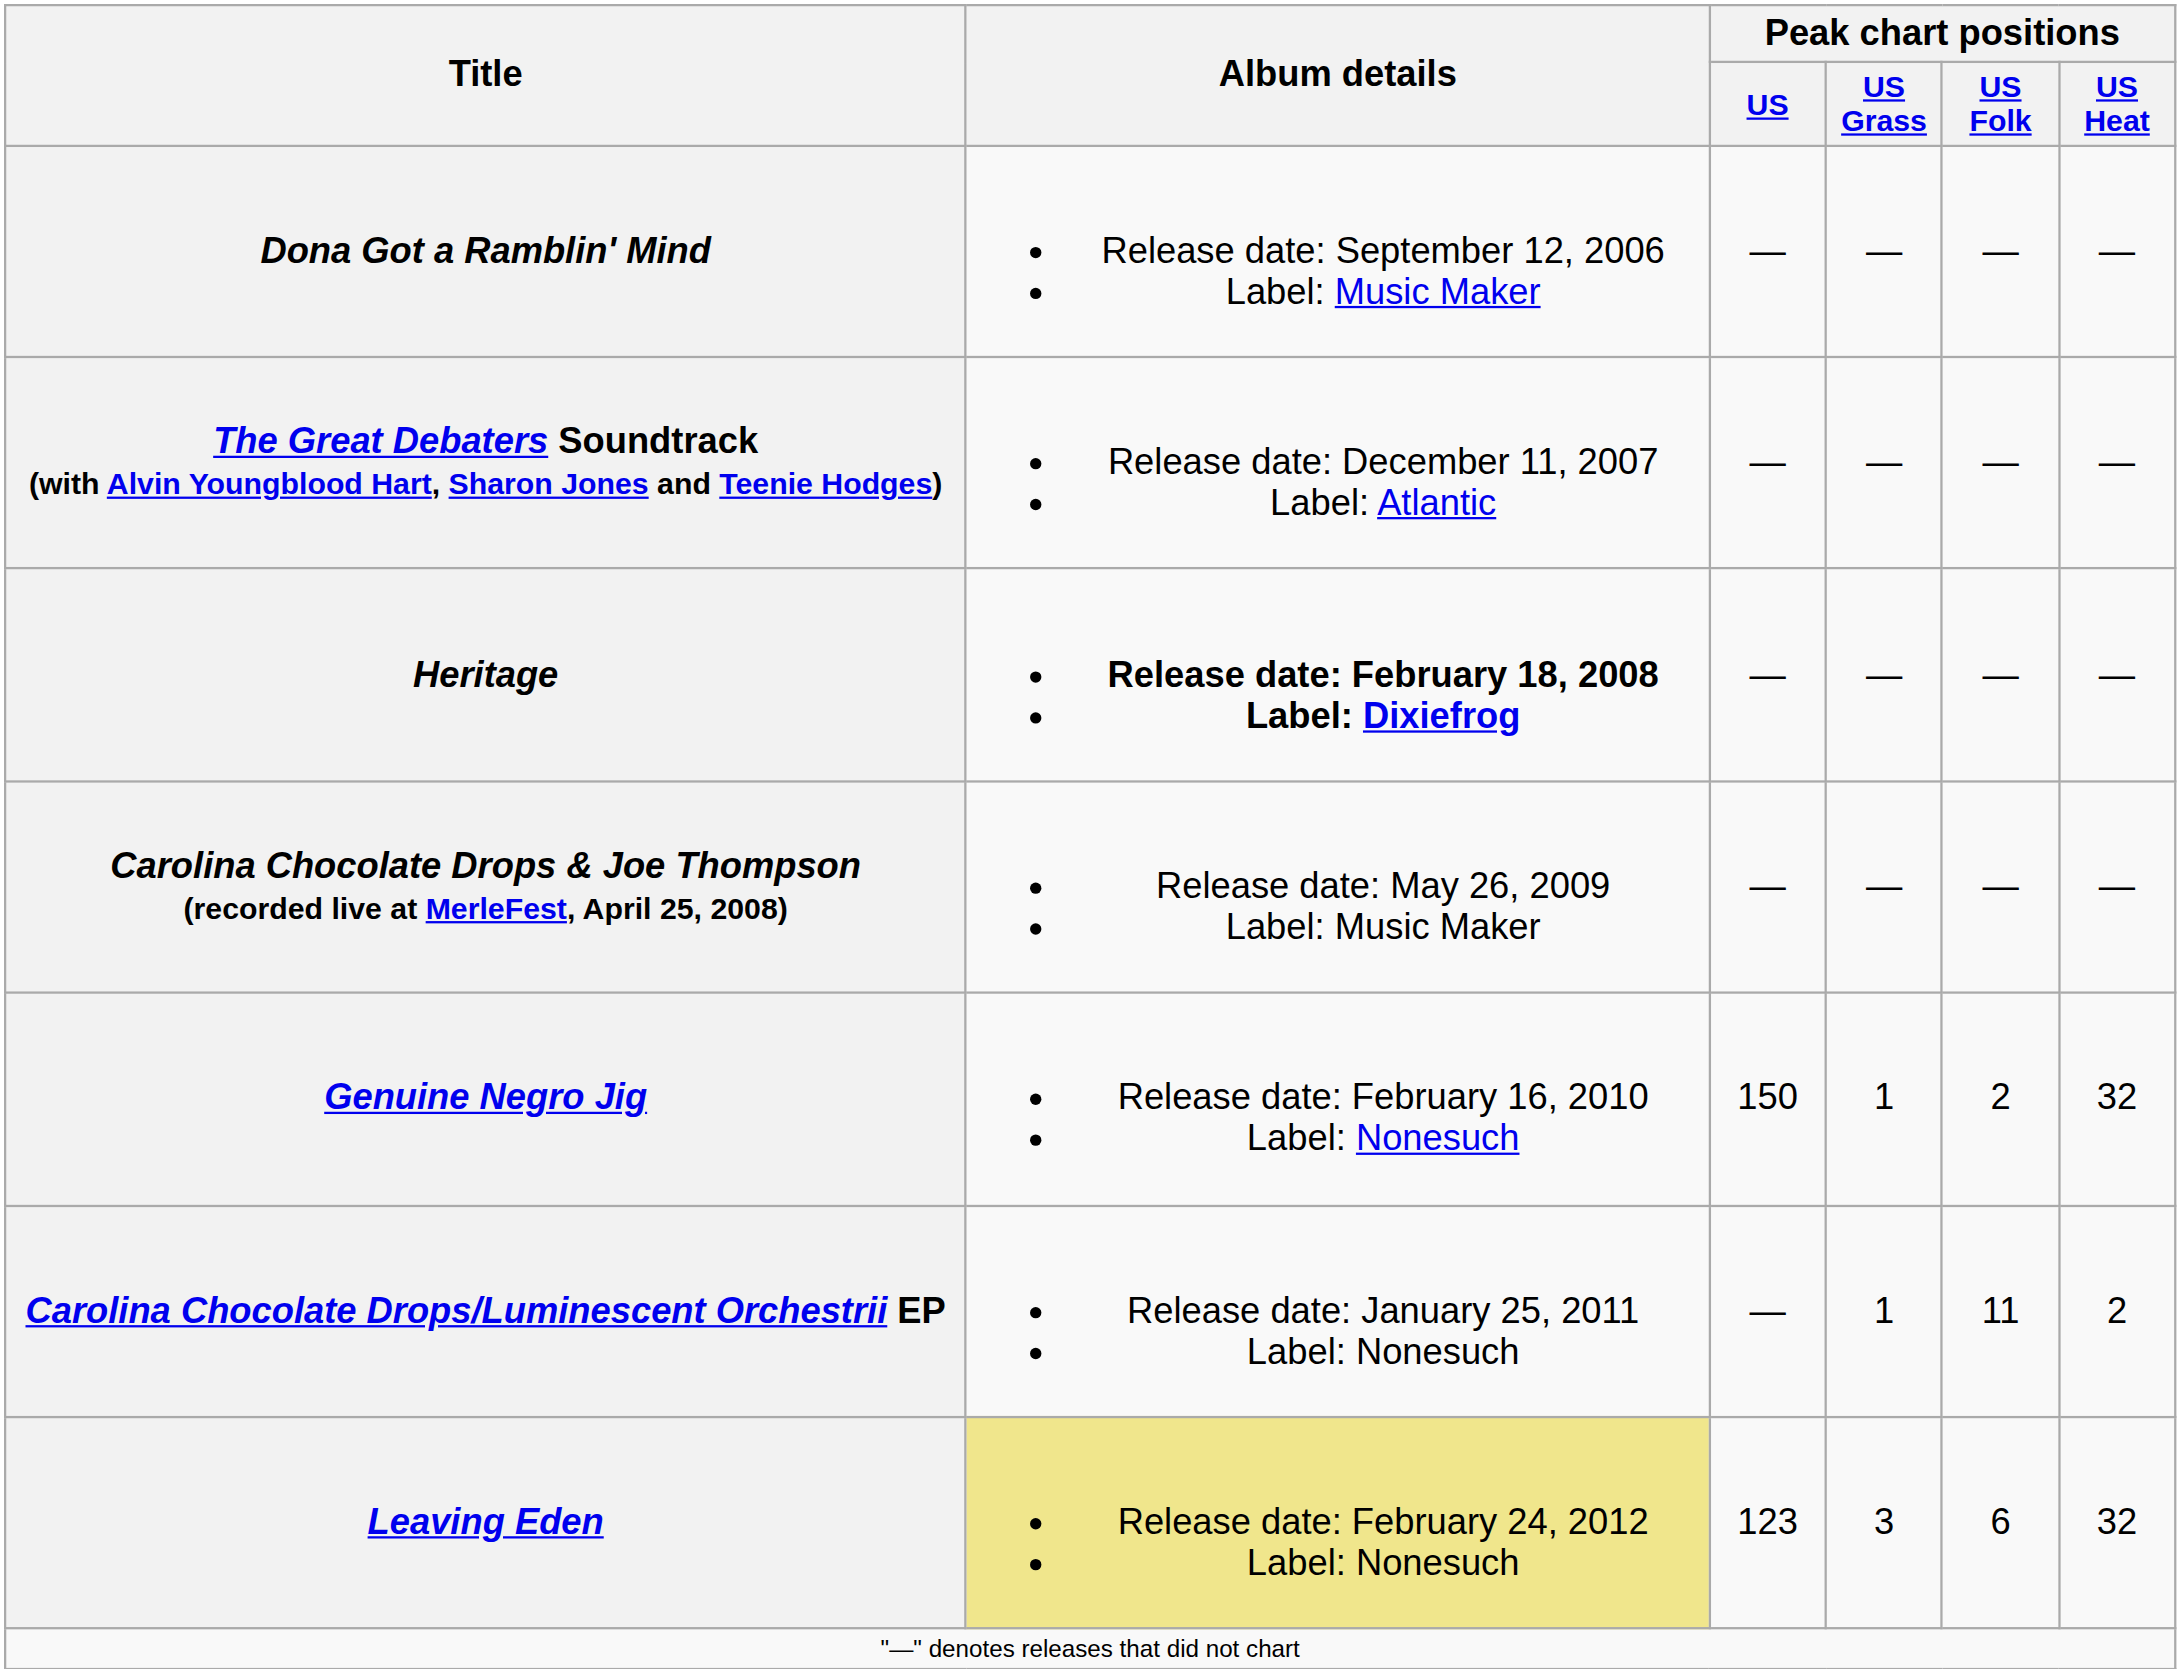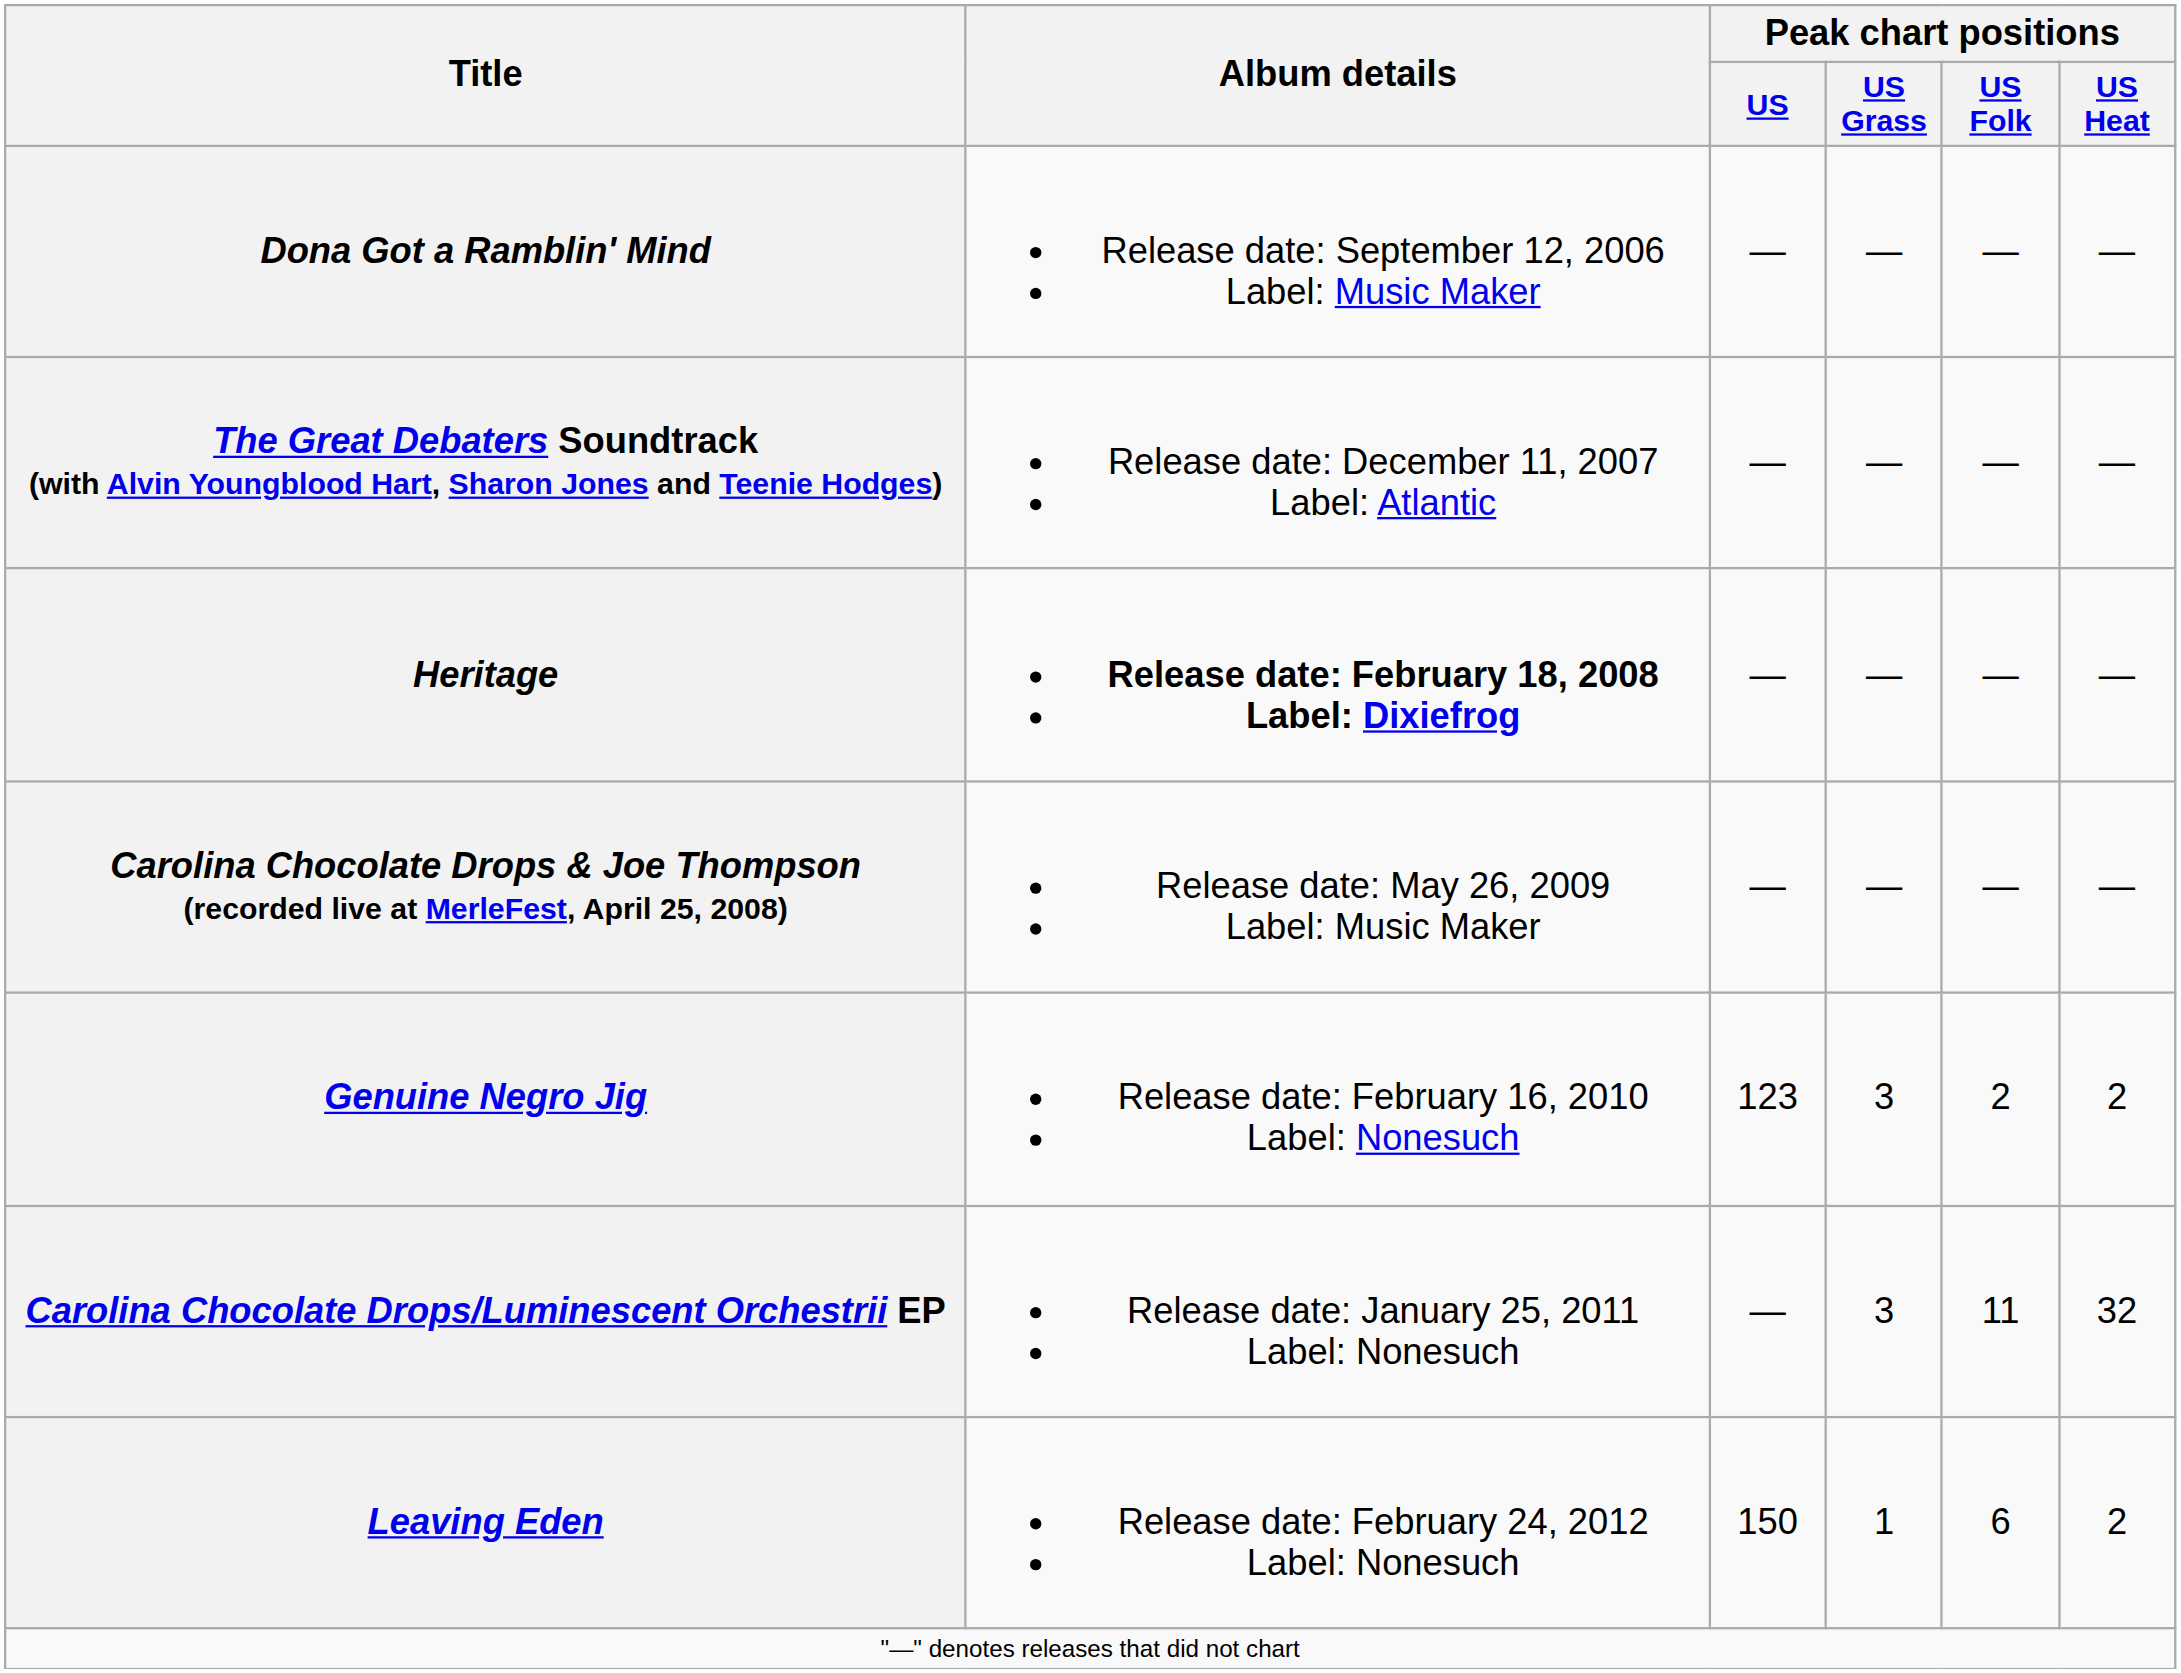(1768, 1098) 150 -> (1768, 1098) 123
(1884, 1098) 1 -> (1884, 1098) 3
(2117, 1098) 32 -> (2117, 1098) 2
(1884, 1310) 1 -> (1884, 1310) 3
(2117, 1310) 2 -> (2117, 1310) 32
(1338, 1543) khaki background -> (1338, 1543) no background
(1768, 1522) 123 -> (1768, 1522) 150
(1884, 1522) 3 -> (1884, 1522) 1
(2117, 1522) 32 -> (2117, 1522) 2
